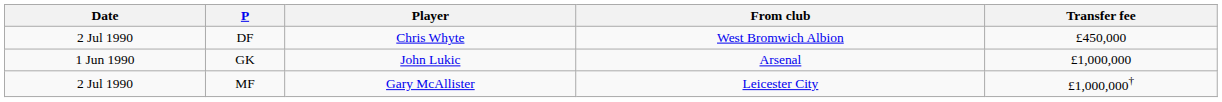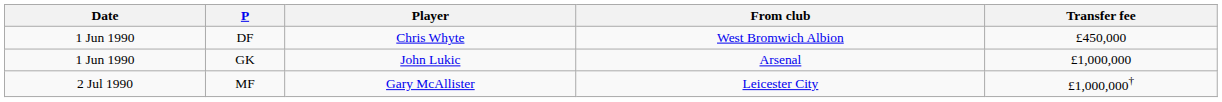(105, 37) 2 Jul 1990 -> (105, 37) 1 Jun 1990
